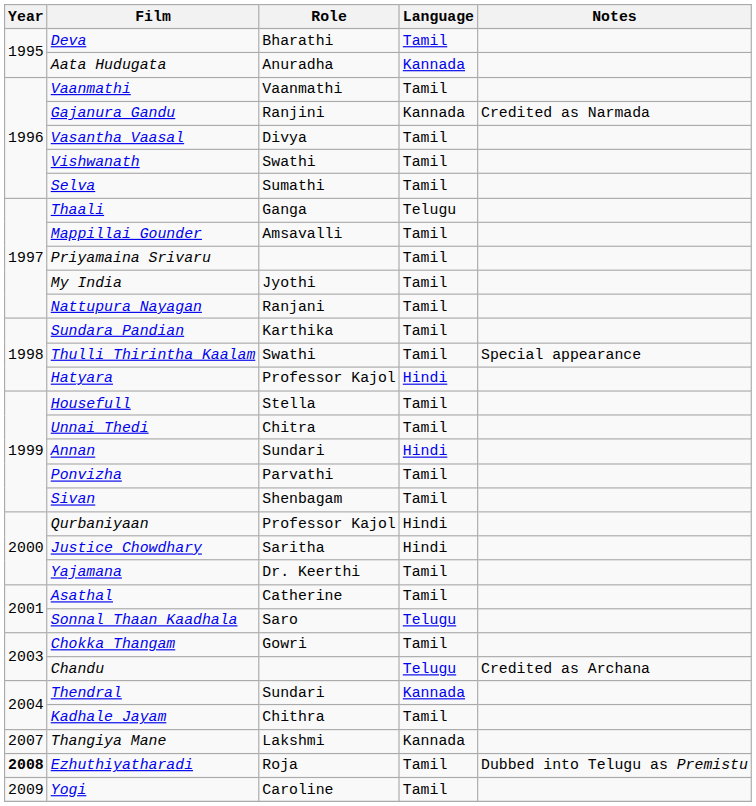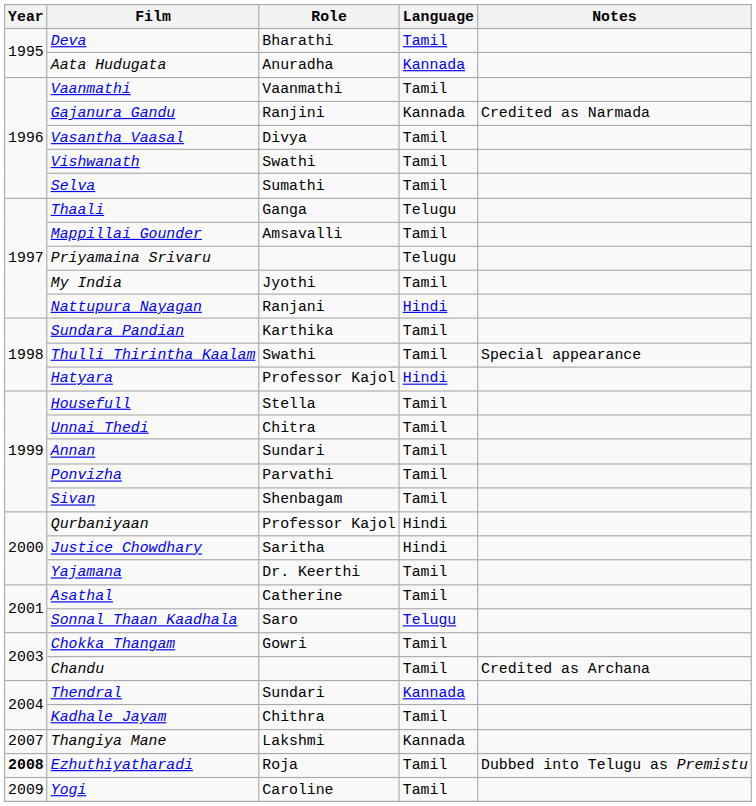(425, 258) Tamil -> (430, 258) Telugu
(425, 306) Tamil -> (425, 306) Hindi
(425, 451) Hindi -> (425, 451) Tamil
(430, 669) Telugu -> (425, 669) Tamil
